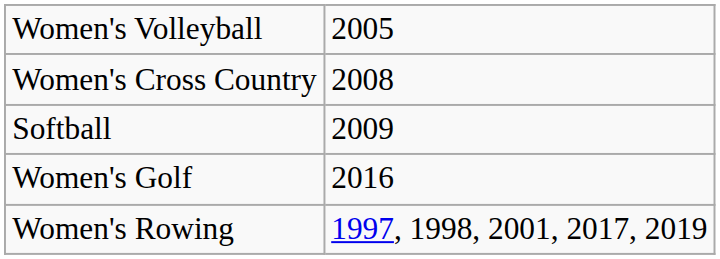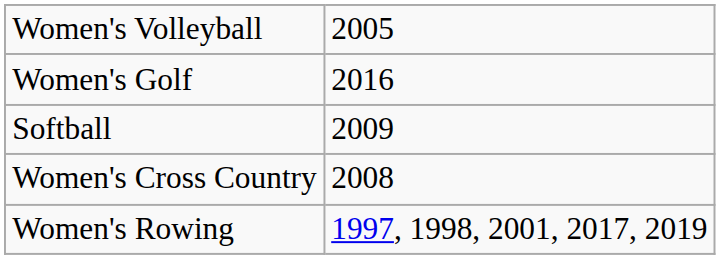rows swapped: (164, 79) <-> (102, 178)
